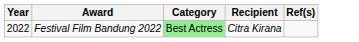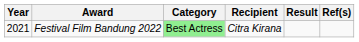+ column: (302, 12)
(18, 28) 2022 -> (18, 28) 2021
